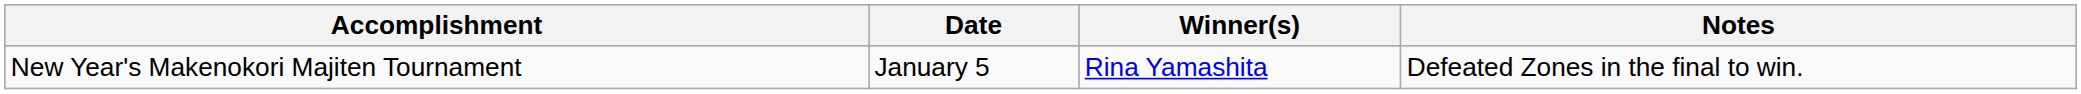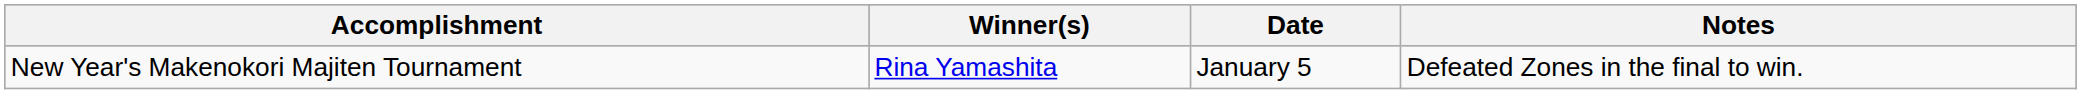columns swapped: (1240, 25) <-> (974, 25)
